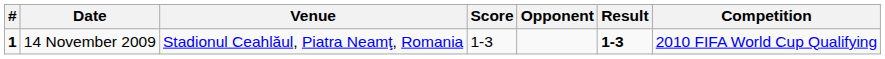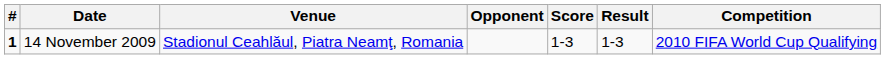columns swapped: (557, 16) <-> (492, 16)
(612, 41) bold -> (612, 41) normal
